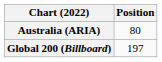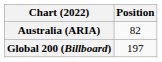(135, 30) 80 -> (135, 30) 82
